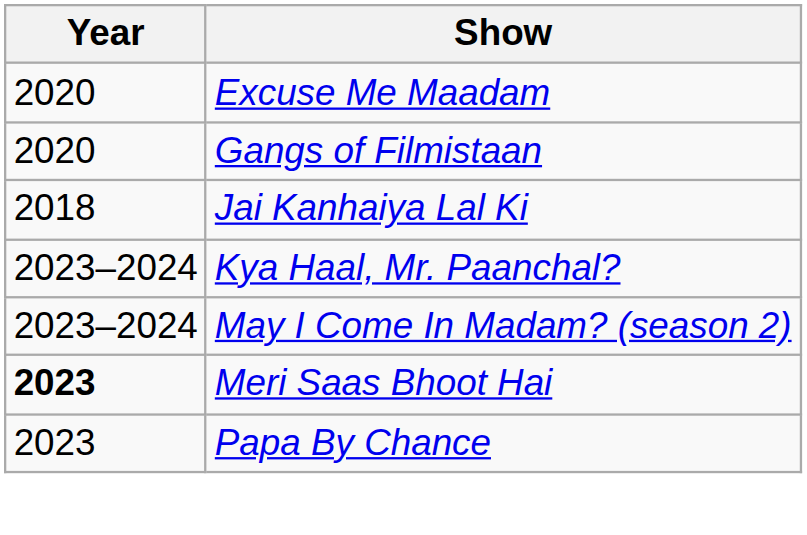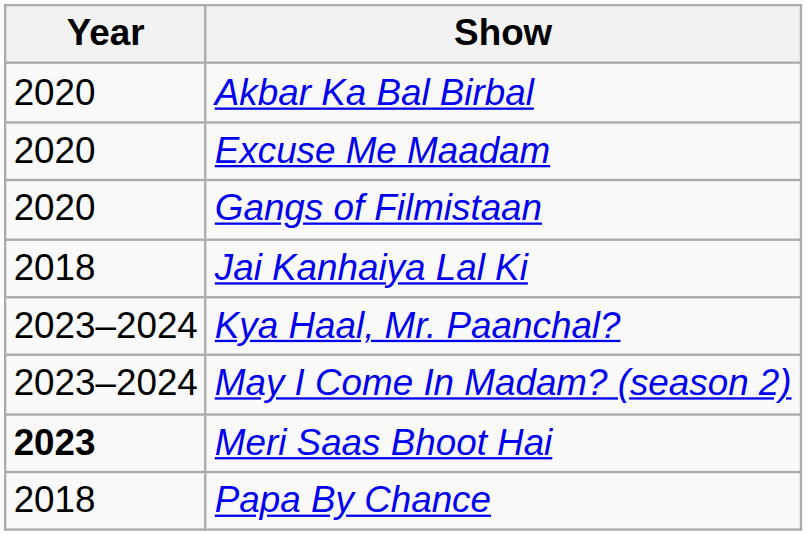+ row: (374, 92)
(55, 442) 2023 -> (55, 500) 2018
